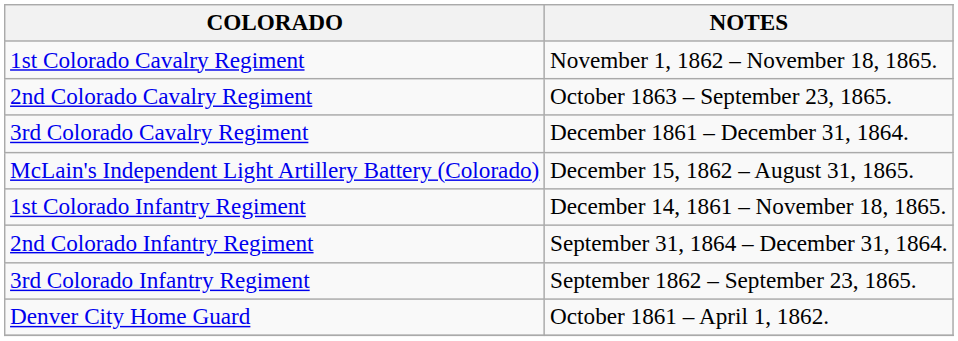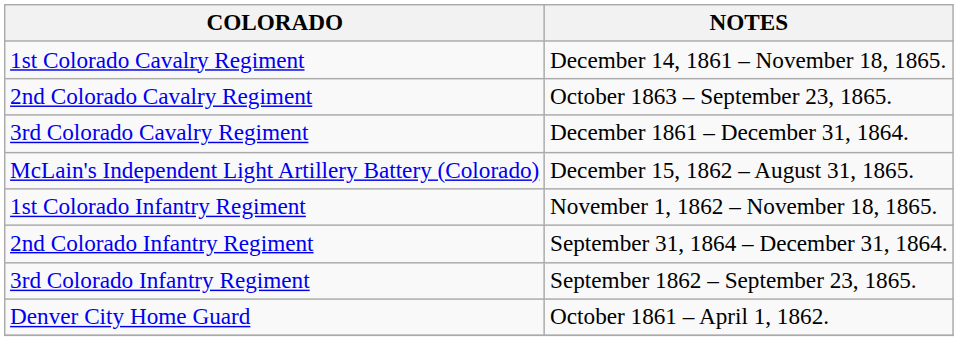(744, 59) November 1, 1862 – November 18, 1865. -> (748, 59) December 14, 1861 – November 18, 1865.
(748, 206) December 14, 1861 – November 18, 1865. -> (744, 206) November 1, 1862 – November 18, 1865.
